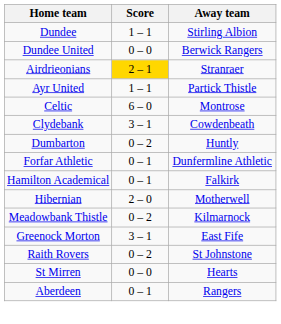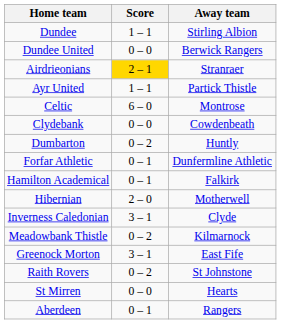(140, 124) 3 – 1 -> (140, 124) 0 – 0
+ row: (58, 217)
